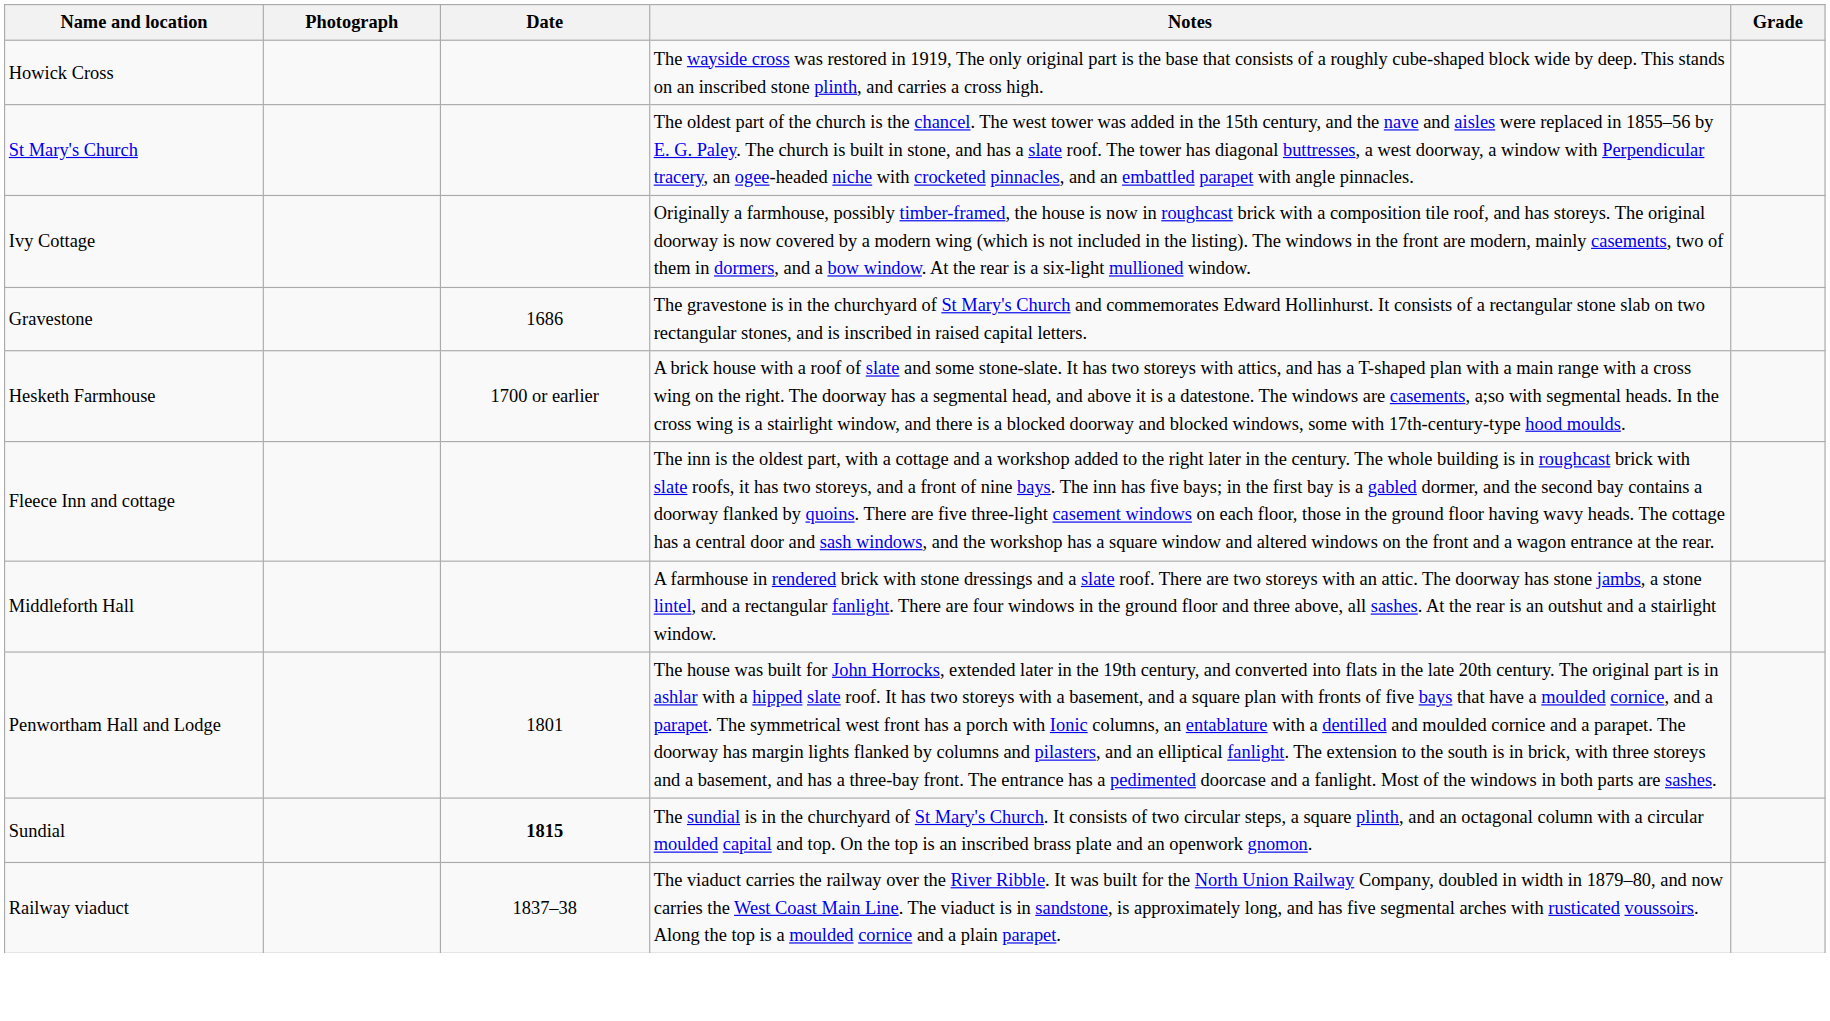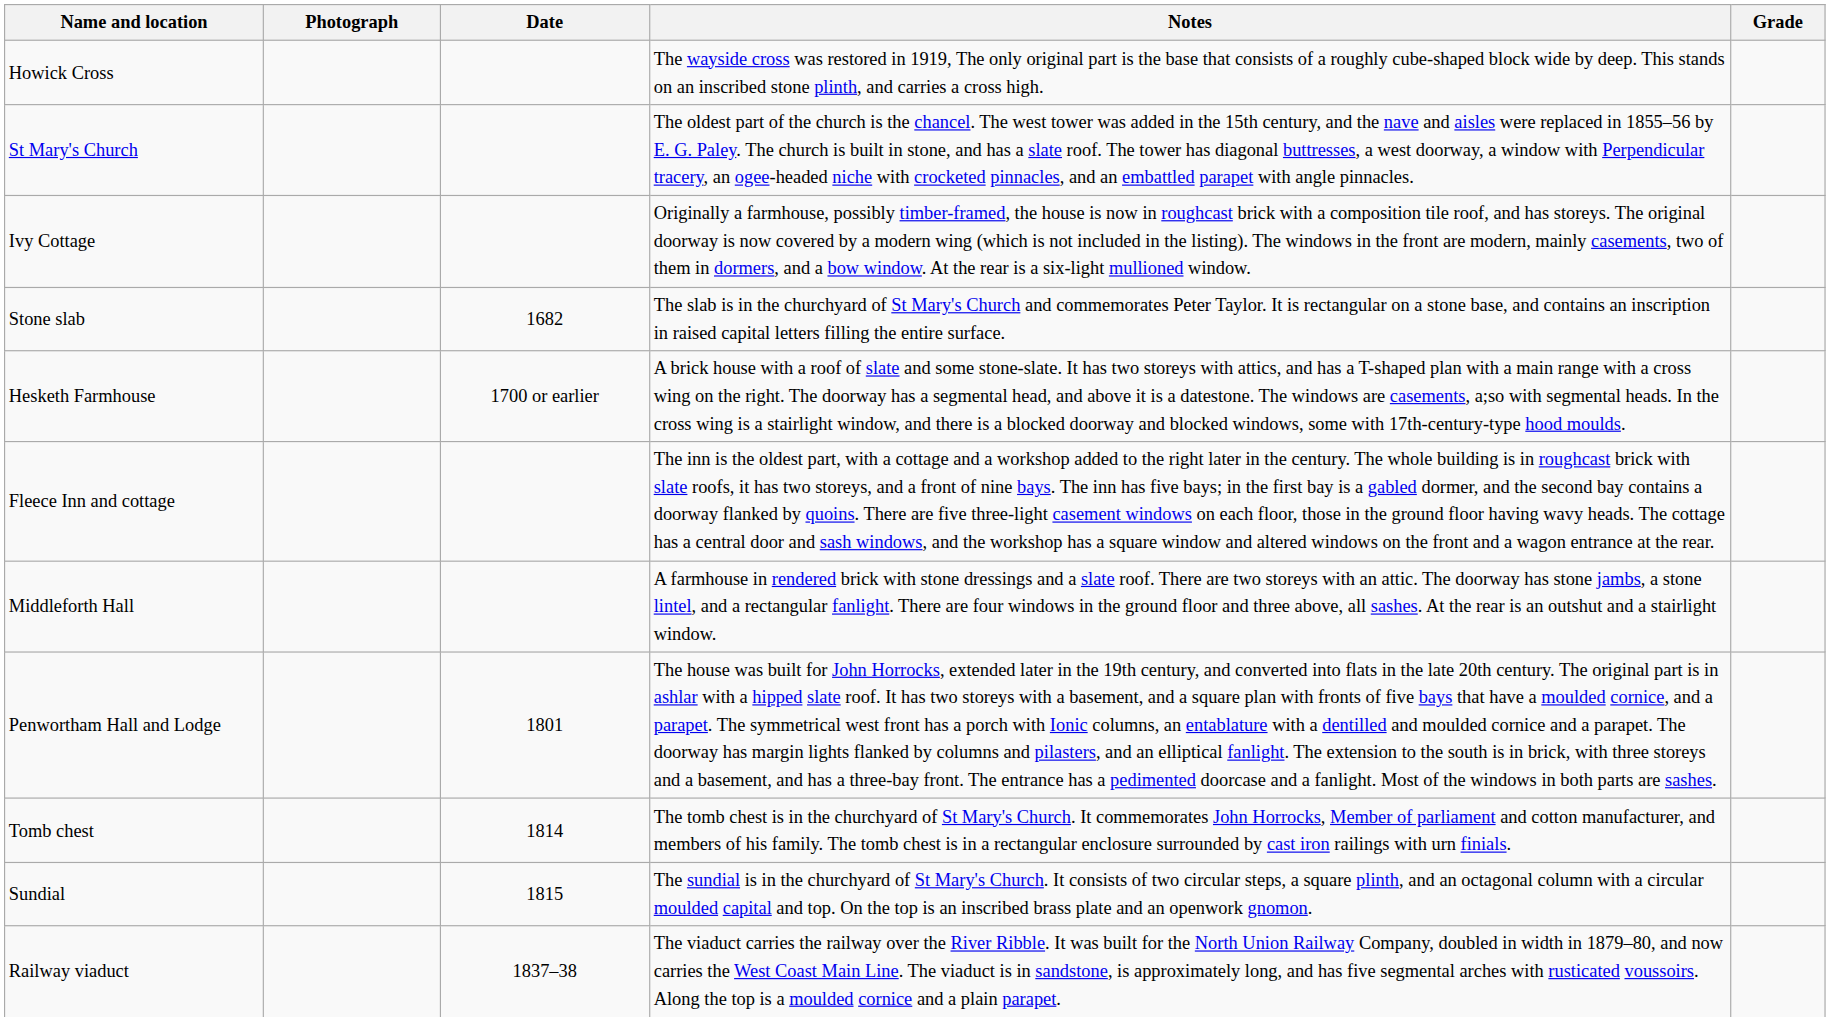+ row: (47, 318)
- row: (51, 318)
+ row: (51, 830)
(545, 830) bold -> (545, 893) normal
